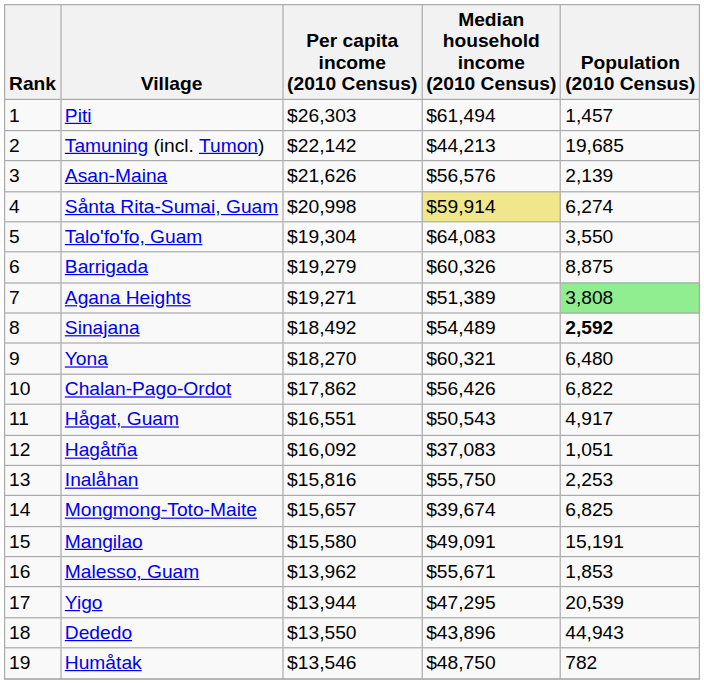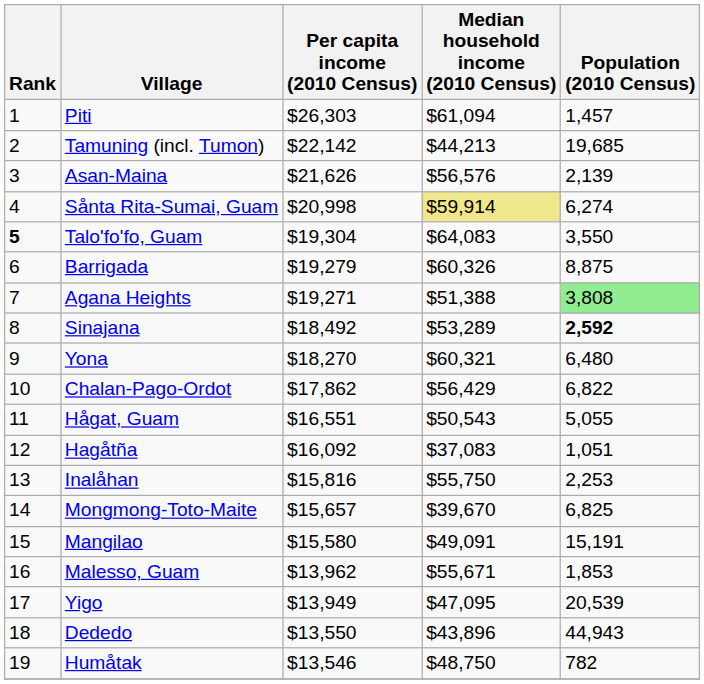(461, 114) $61,494 -> (461, 114) $61,094
(14, 236) normal -> (14, 236) bold
(461, 297) $51,389 -> (461, 297) $51,388
(461, 328) $54,489 -> (461, 328) $53,289
(461, 389) $56,426 -> (461, 389) $56,429
(589, 419) 4,917 -> (589, 419) 5,055
(461, 510) $39,674 -> (461, 510) $39,670
(322, 602) $13,944 -> (322, 602) $13,949
(461, 602) $47,295 -> (461, 602) $47,095
